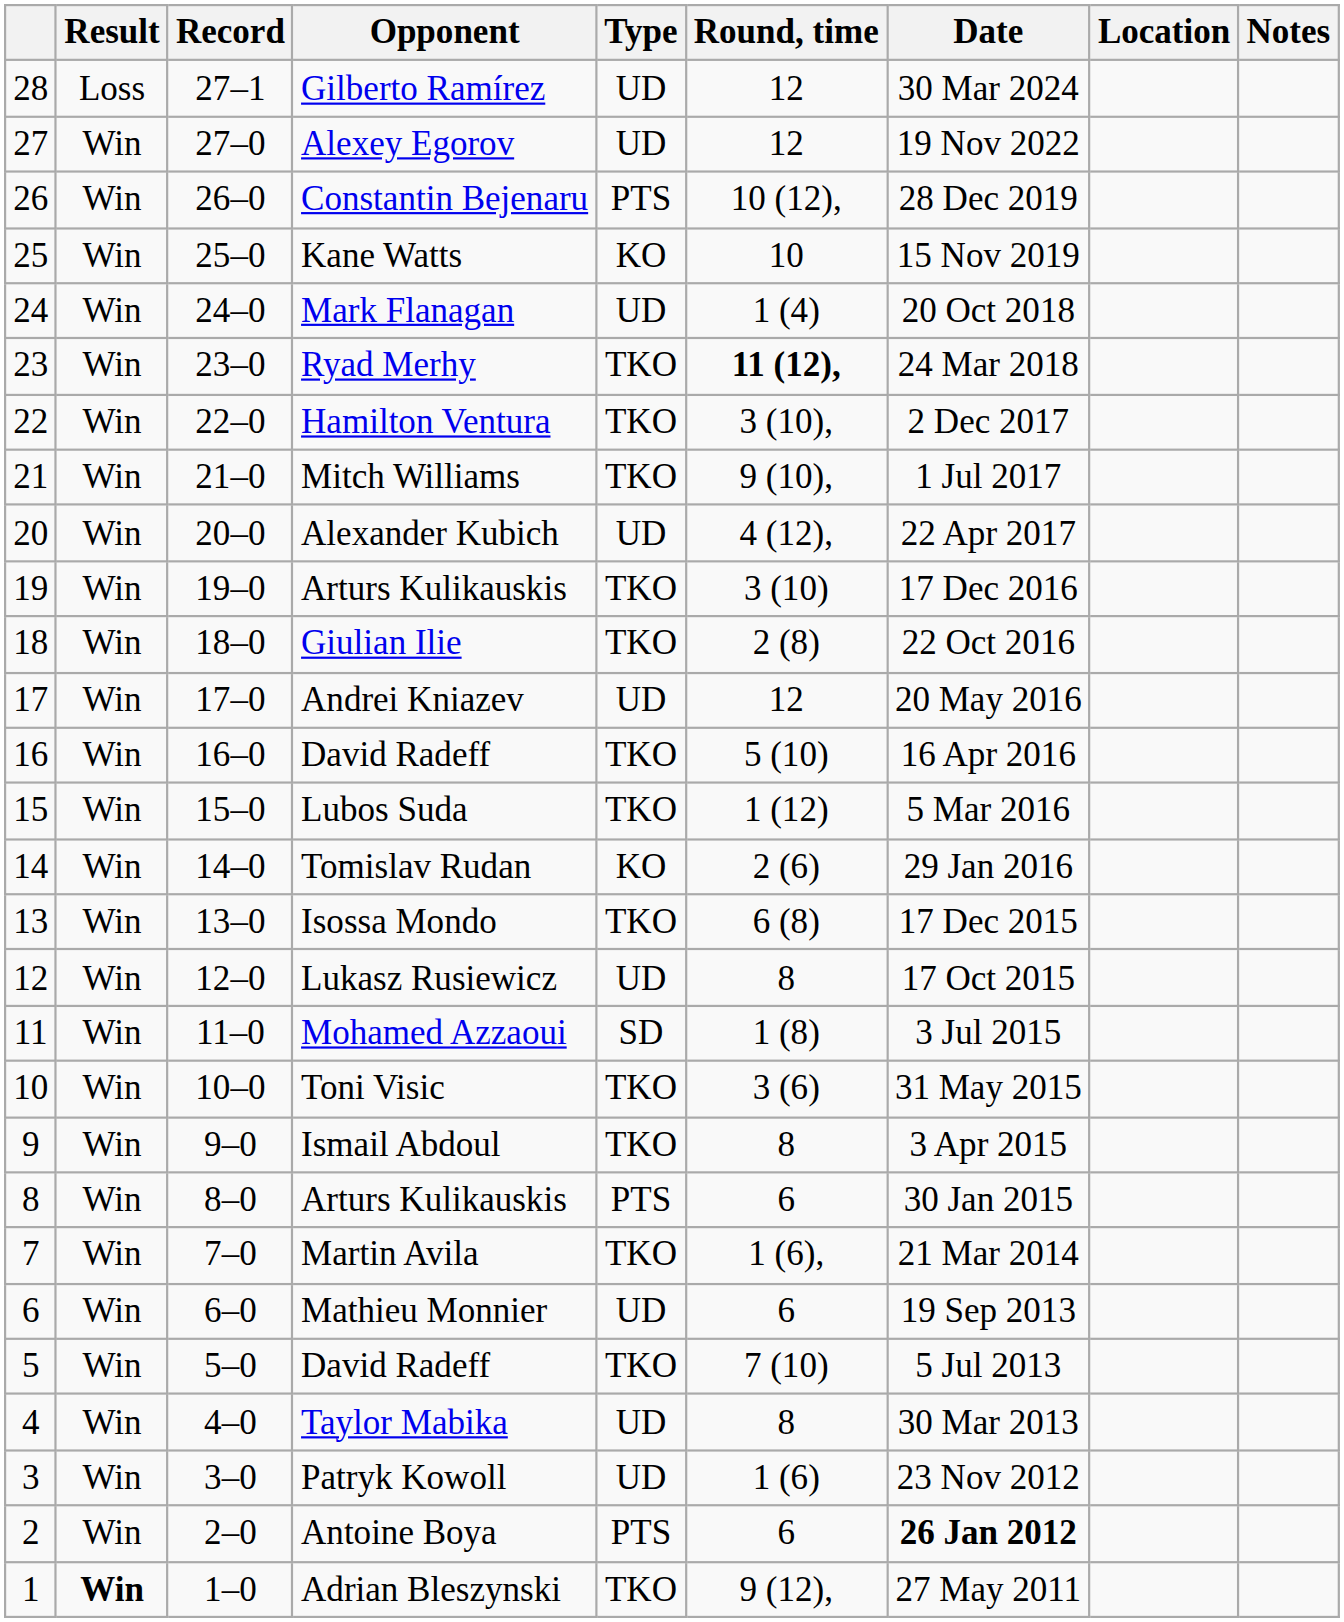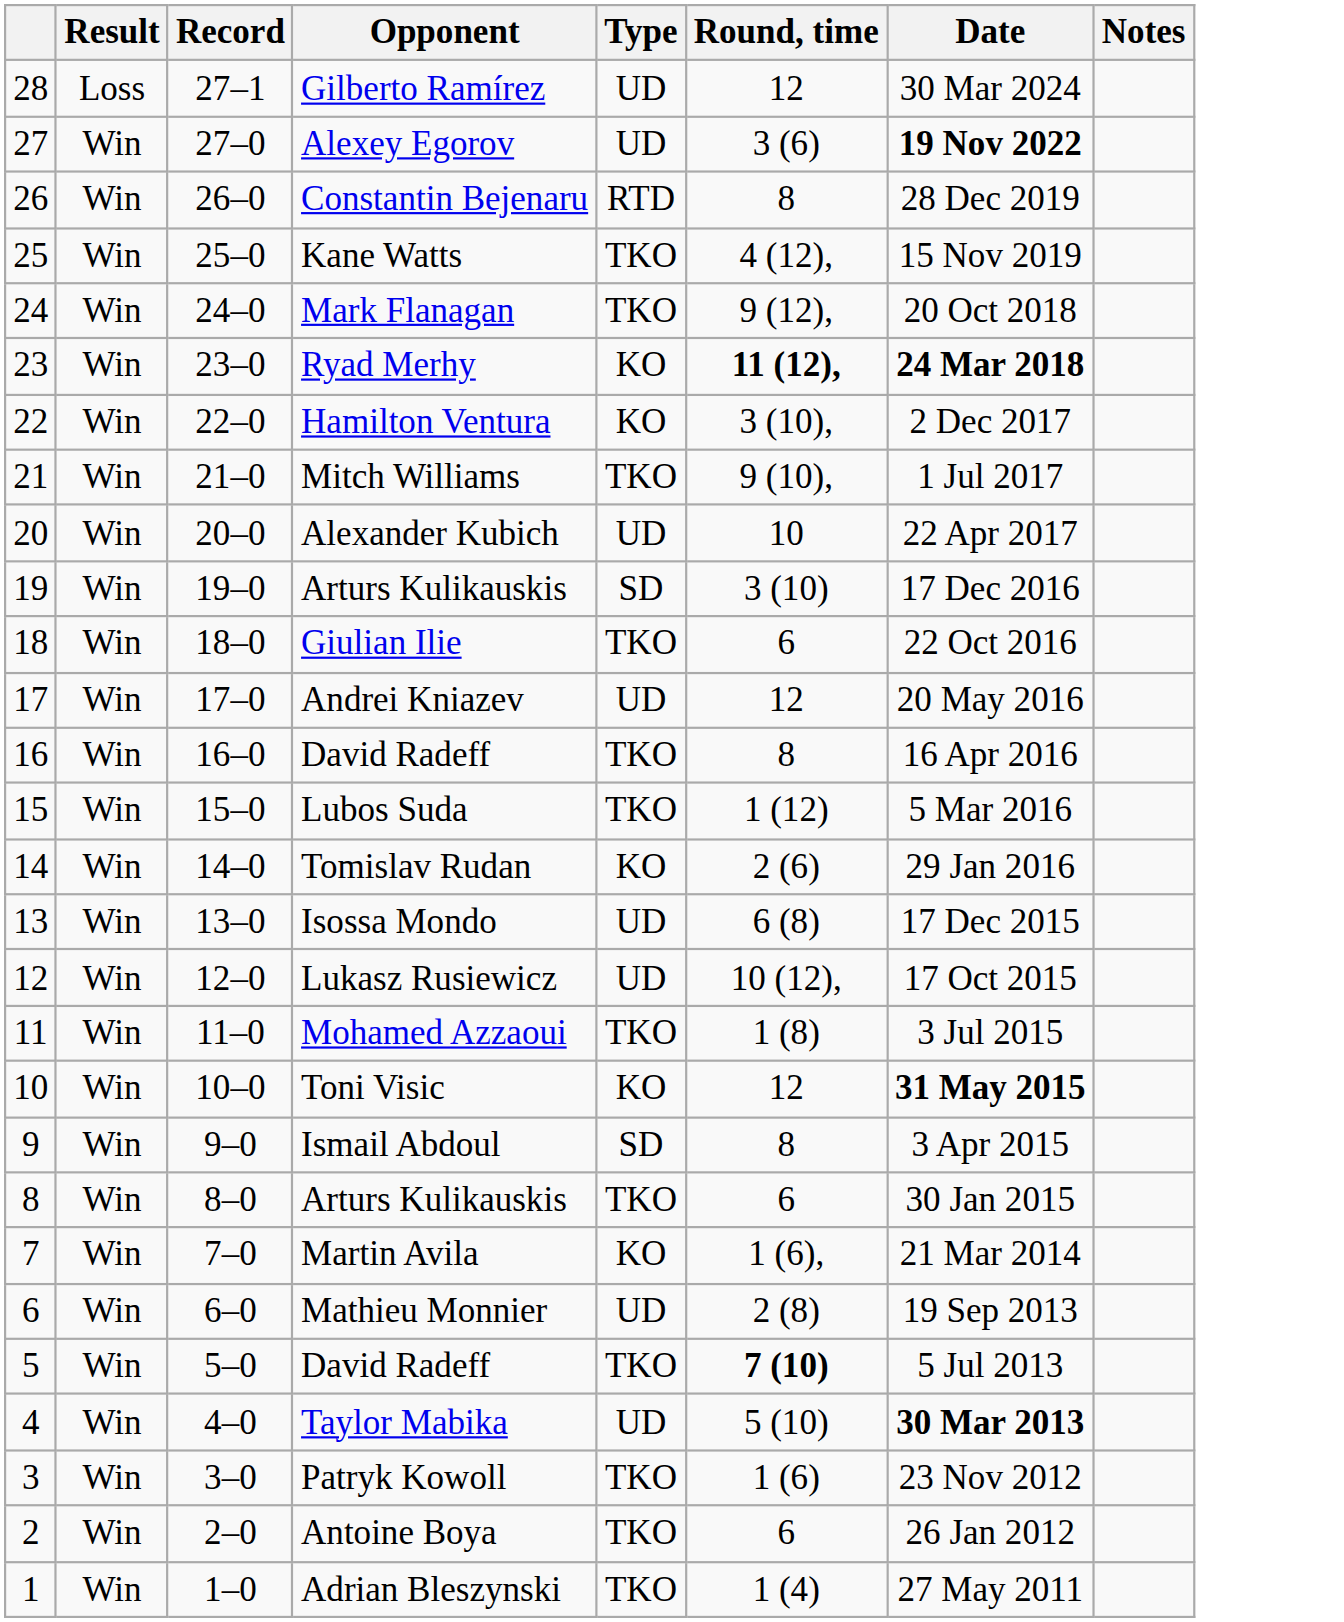- column: (1164, 32)
(786, 143) 12 -> (786, 143) 3 (6)
(988, 143) normal -> (990, 143) bold
(641, 198) PTS -> (641, 198) RTD
(786, 198) 10 (12), -> (786, 198) 8
(641, 254) KO -> (641, 254) TKO
(786, 254) 10 -> (786, 254) 4 (12),
(641, 310) UD -> (641, 310) TKO
(786, 310) 1 (4) -> (786, 310) 9 (12),
(641, 365) TKO -> (641, 365) KO
(988, 365) normal -> (990, 365) bold
(641, 421) TKO -> (641, 421) KO
(786, 532) 4 (12), -> (786, 532) 10
(641, 587) TKO -> (641, 587) SD
(786, 643) 2 (8) -> (786, 643) 6
(786, 754) 5 (10) -> (786, 754) 8
(641, 921) TKO -> (641, 921) UD
(786, 976) 8 -> (786, 976) 10 (12),
(641, 1032) SD -> (641, 1032) TKO
(641, 1088) TKO -> (641, 1088) KO
(786, 1088) 3 (6) -> (786, 1088) 12
(988, 1088) normal -> (990, 1088) bold
(641, 1143) TKO -> (641, 1143) SD
(641, 1199) PTS -> (641, 1199) TKO
(641, 1254) TKO -> (641, 1254) KO
(786, 1310) 6 -> (786, 1310) 2 (8)
(786, 1365) normal -> (786, 1365) bold
(786, 1421) 8 -> (786, 1421) 5 (10)
(988, 1421) normal -> (990, 1421) bold
(641, 1477) UD -> (641, 1477) TKO
(641, 1532) PTS -> (641, 1532) TKO
(988, 1532) bold -> (990, 1532) normal
(112, 1588) bold -> (112, 1588) normal
(786, 1588) 9 (12), -> (786, 1588) 1 (4)
